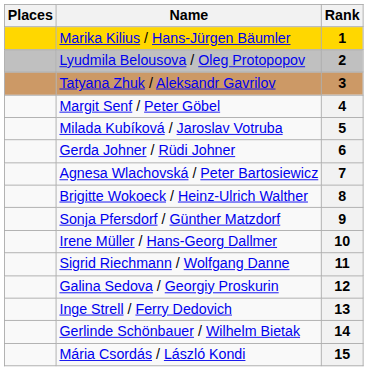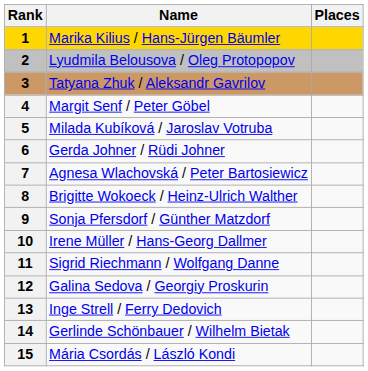columns swapped: (342, 15) <-> (30, 15)
